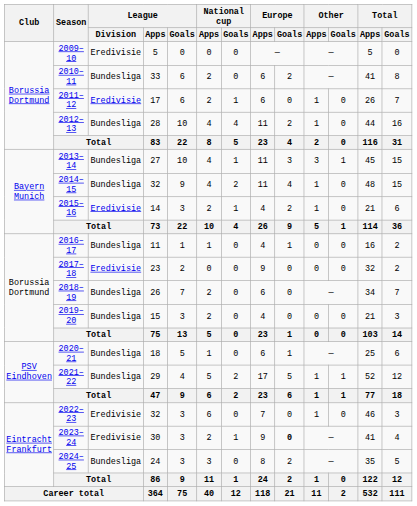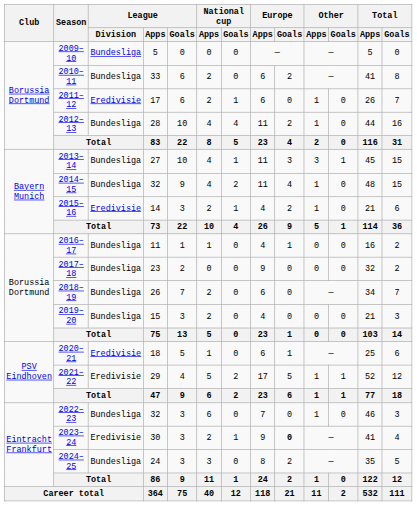(116, 53) Eredivisie -> (116, 53) Bundesliga
(116, 269) Eredivisie -> (116, 269) Bundesliga
(116, 353) Bundesliga -> (116, 353) Eredivisie
(116, 377) Bundesliga -> (116, 377) Eredivisie
(116, 414) Eredivisie -> (116, 414) Bundesliga
